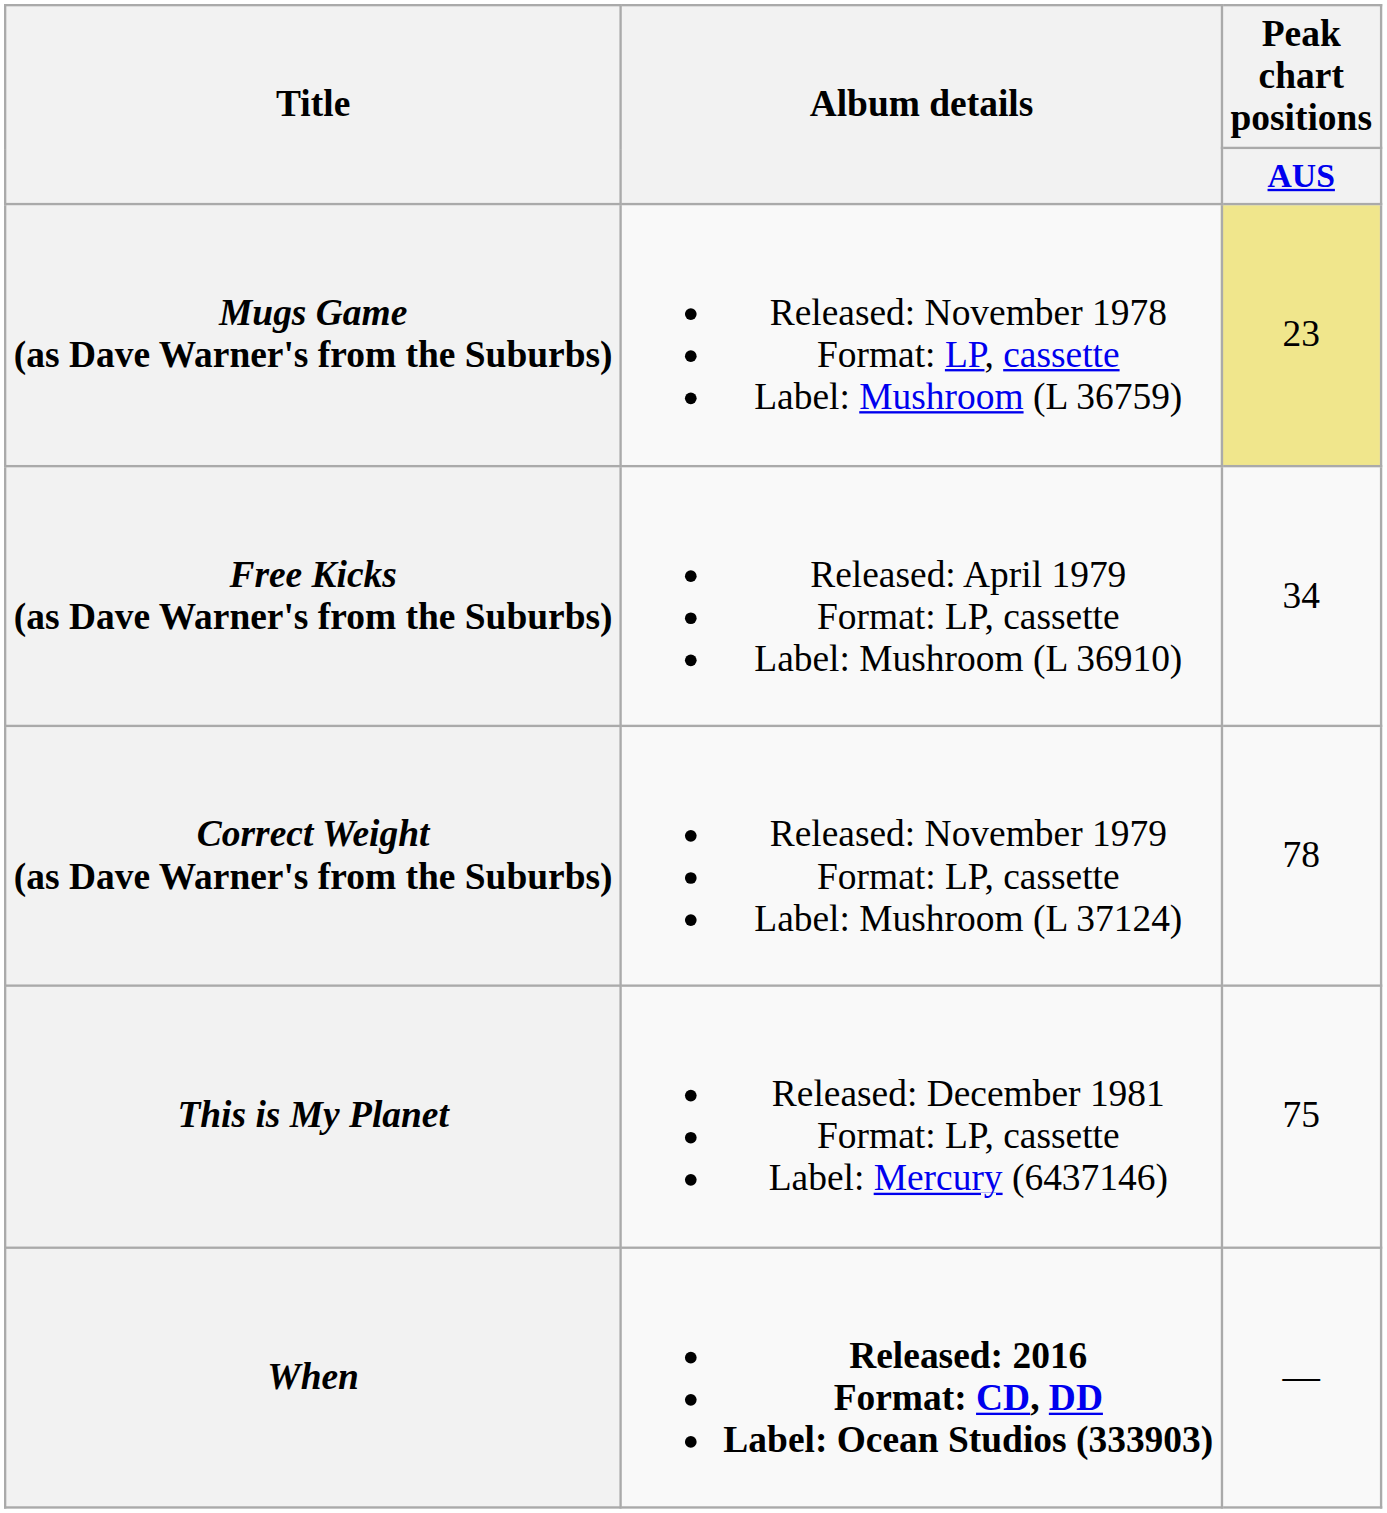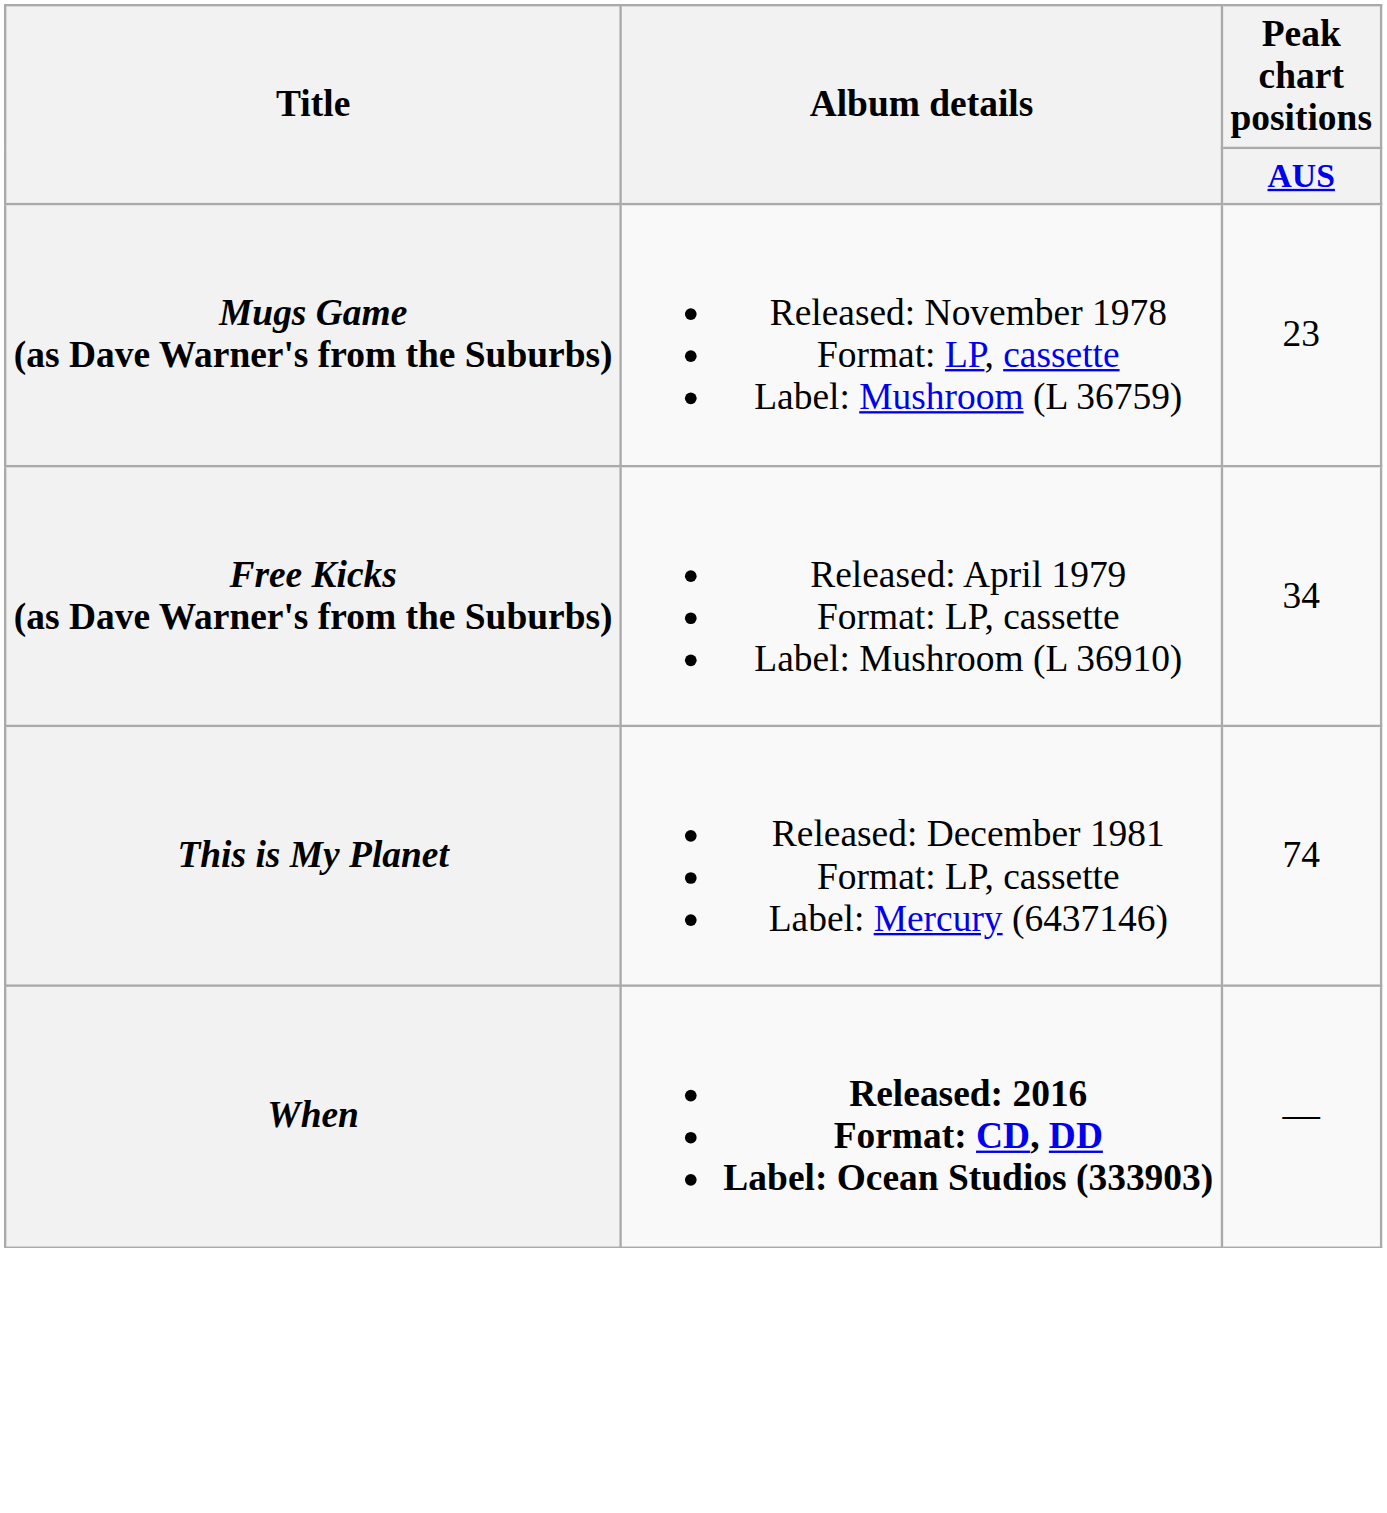(1301, 334) khaki background -> (1301, 334) no background
- row: (313, 855)
(1301, 1115) 75 -> (1301, 855) 74
